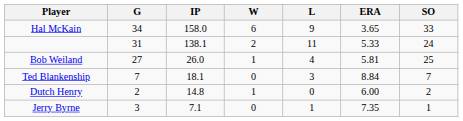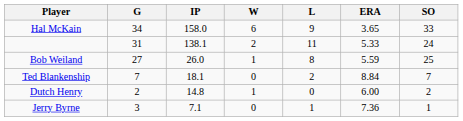(312, 60) 4 -> (312, 60) 8
(370, 60) 5.81 -> (370, 60) 5.59
(312, 76) 3 -> (312, 76) 2
(370, 108) 7.35 -> (370, 108) 7.36
